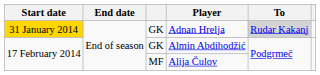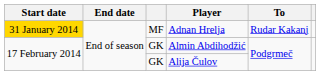(156, 29) GK -> (156, 29) MF
(279, 29) lightgrey background -> (279, 29) no background
(156, 62) MF -> (156, 62) GK
